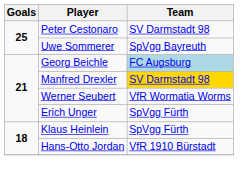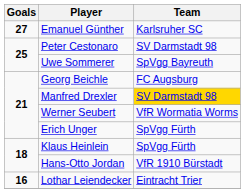+ row: (82, 29)
(160, 63) lightblue background -> (167, 79) no background
+ row: (86, 180)
